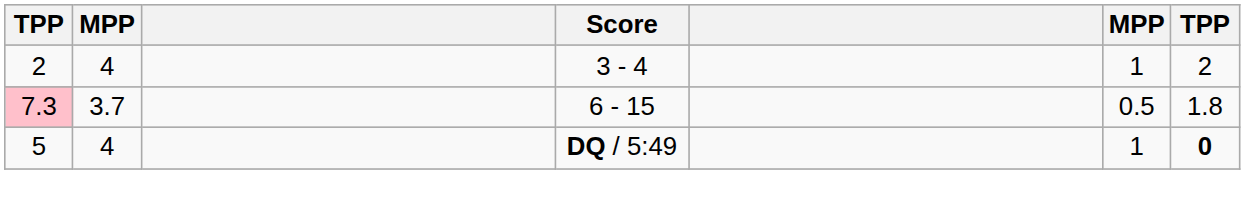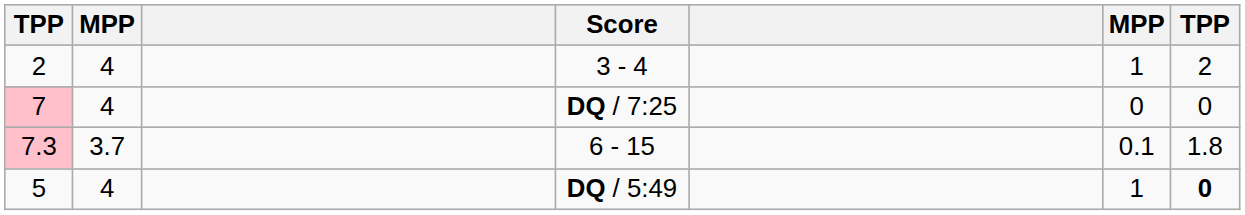+ row: (622, 106)
(1137, 106) 0.5 -> (1137, 147) 0.1
